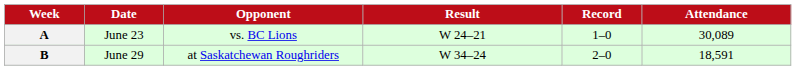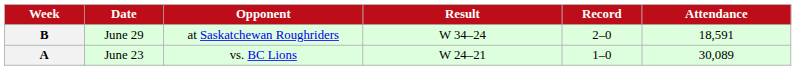rows swapped: (44, 34) <-> (44, 55)
